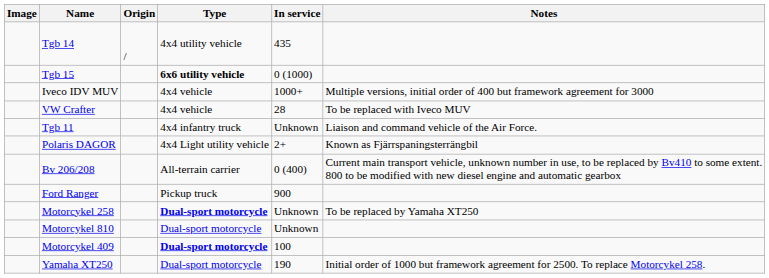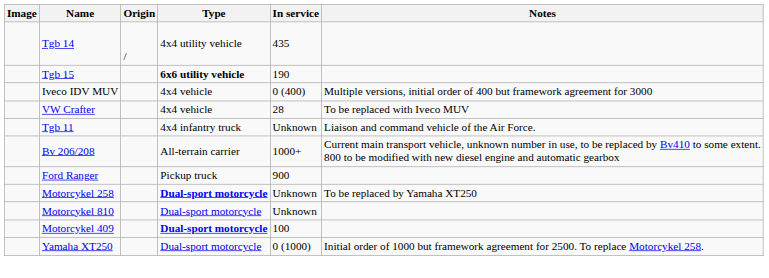(293, 74) 0 (1000) -> (281, 74) 190
(288, 91) 1000+ -> (289, 91) 0 (400)
- row: (79, 145)
(290, 169) 0 (400) -> (287, 151) 1000+
(282, 264) 190 -> (292, 246) 0 (1000)
